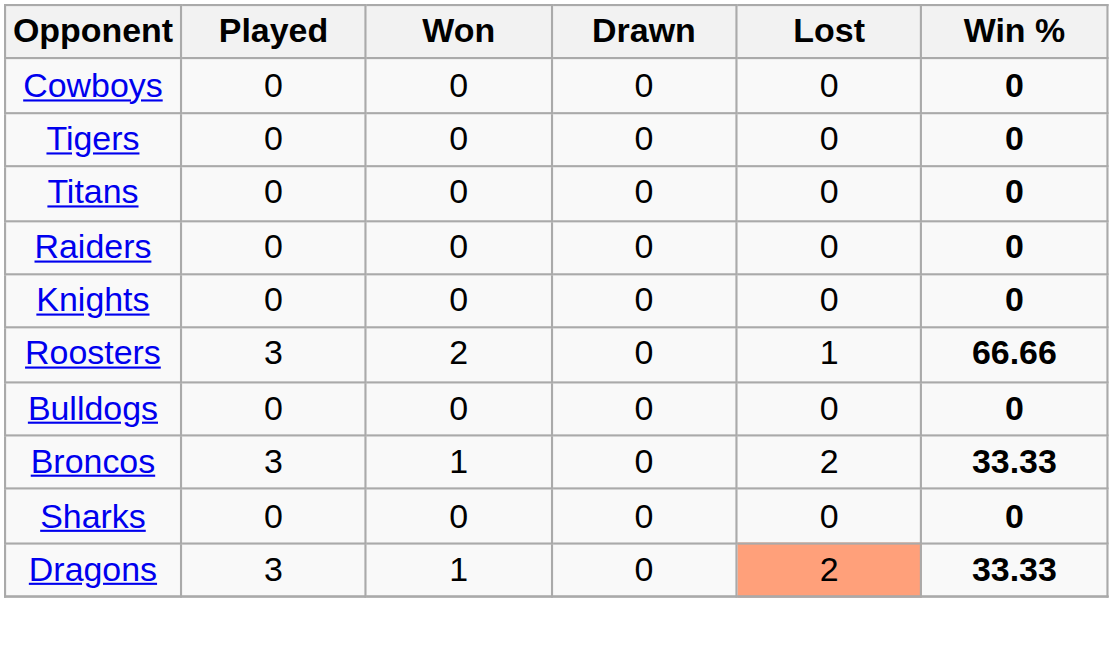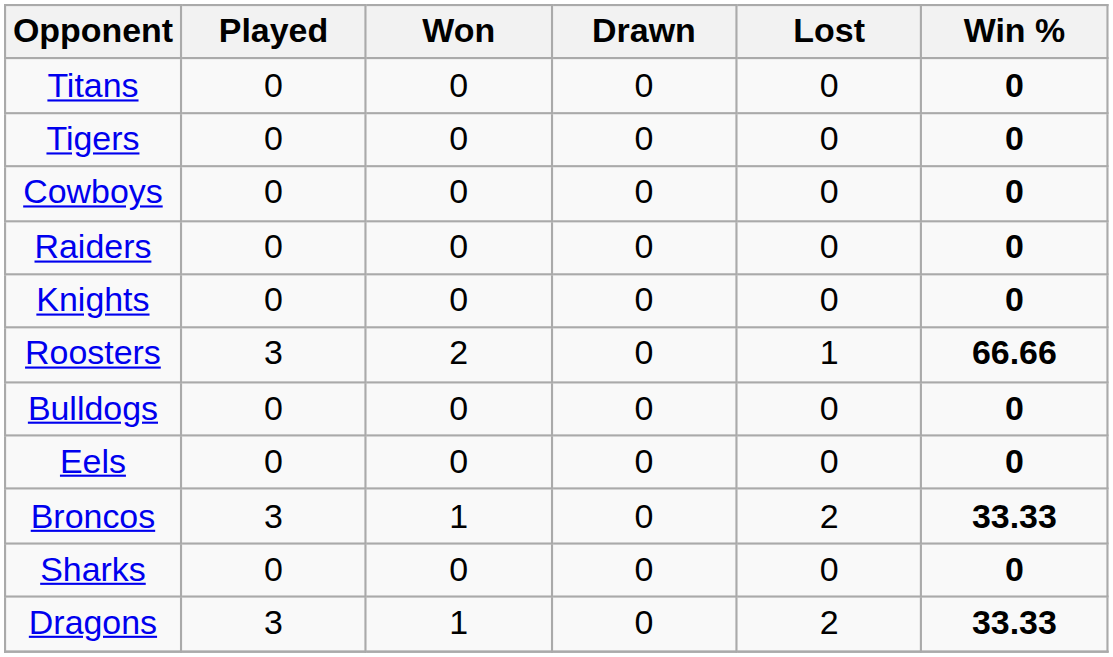rows swapped: (93, 192) <-> (93, 85)
+ row: (93, 461)
(829, 569) lightsalmon background -> (829, 623) no background
